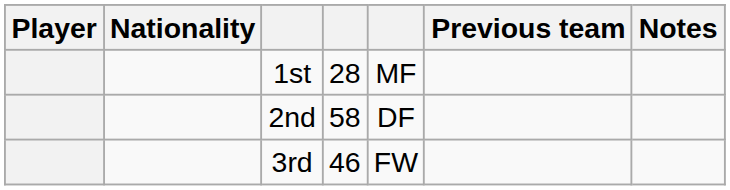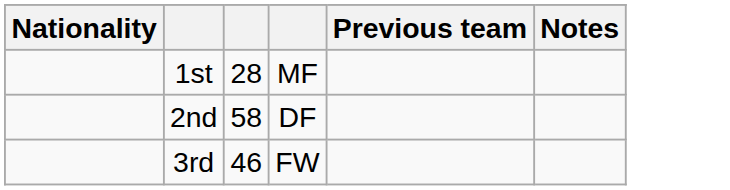- column: (54, 28)
